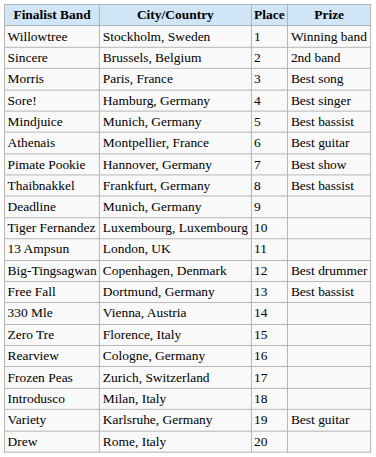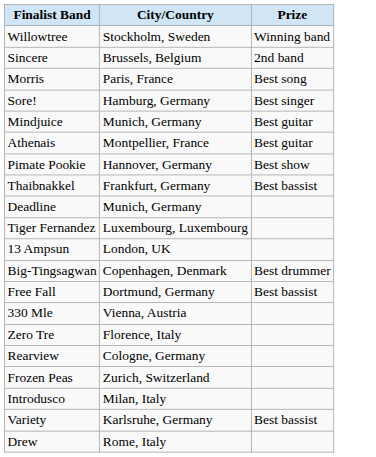- column: (269, 15)
(322, 121) Best bassist -> (283, 121) Best guitar
(320, 420) Best guitar -> (286, 420) Best bassist
